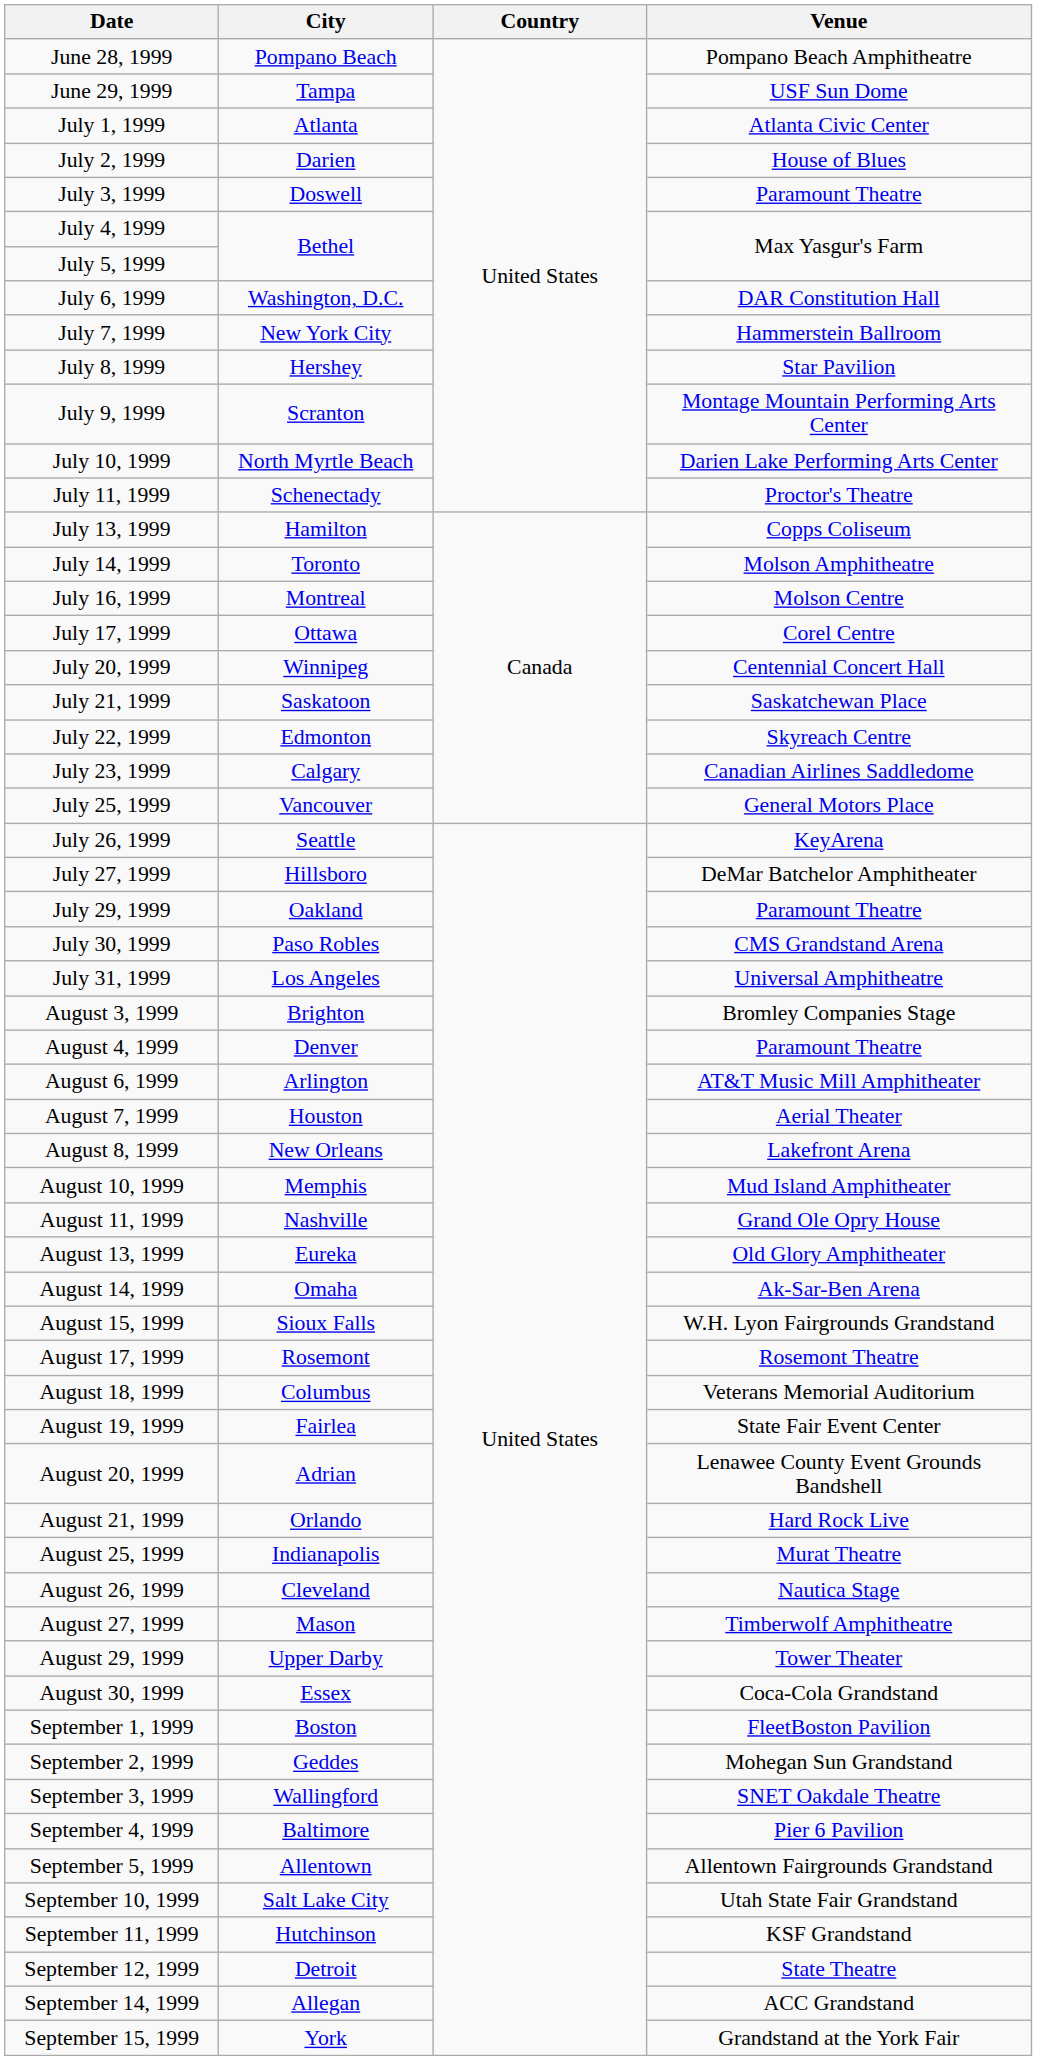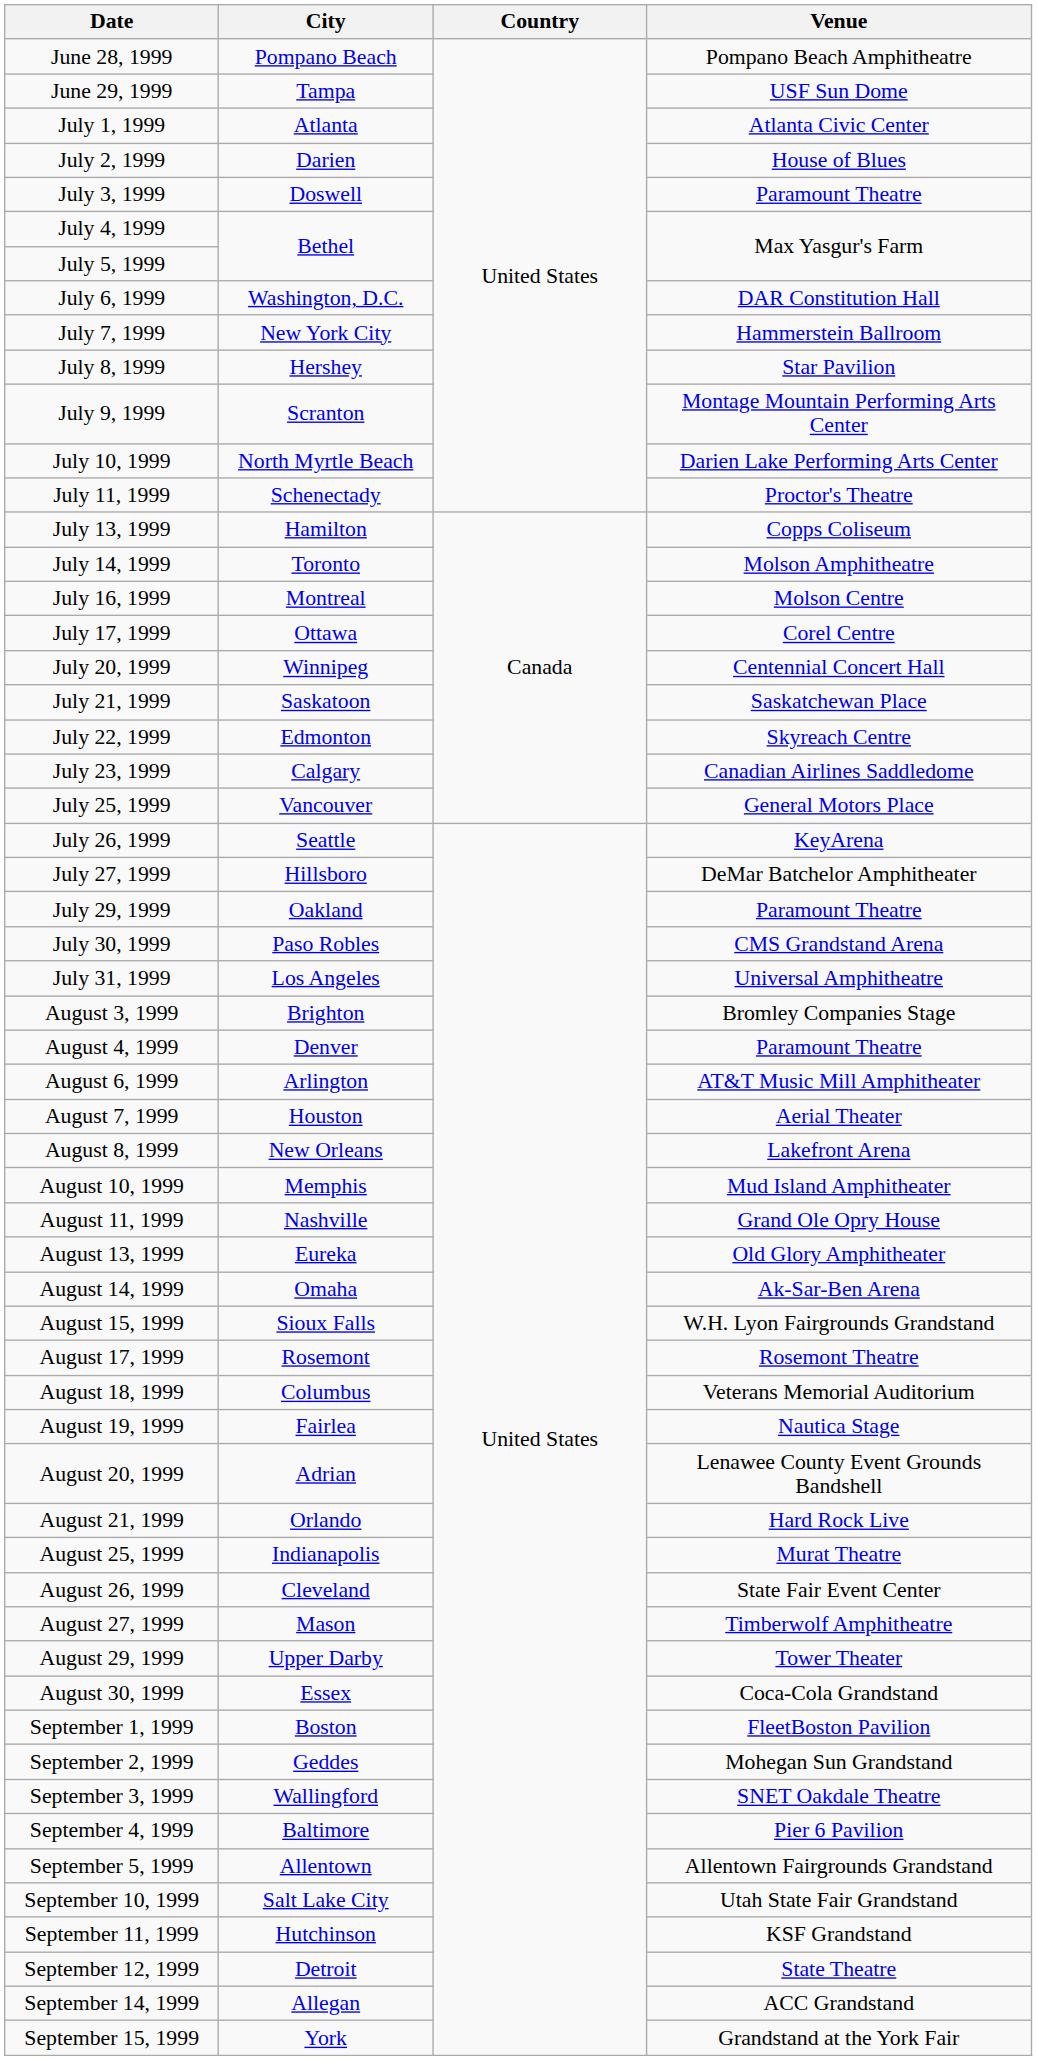(839, 1426) State Fair Event Center -> (839, 1426) Nautica Stage
(839, 1589) Nautica Stage -> (839, 1589) State Fair Event Center
